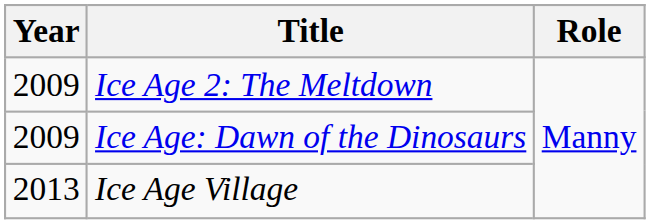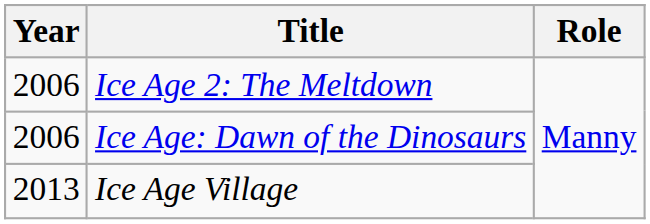(46, 84) 2009 -> (46, 84) 2006
(46, 137) 2009 -> (46, 137) 2006
